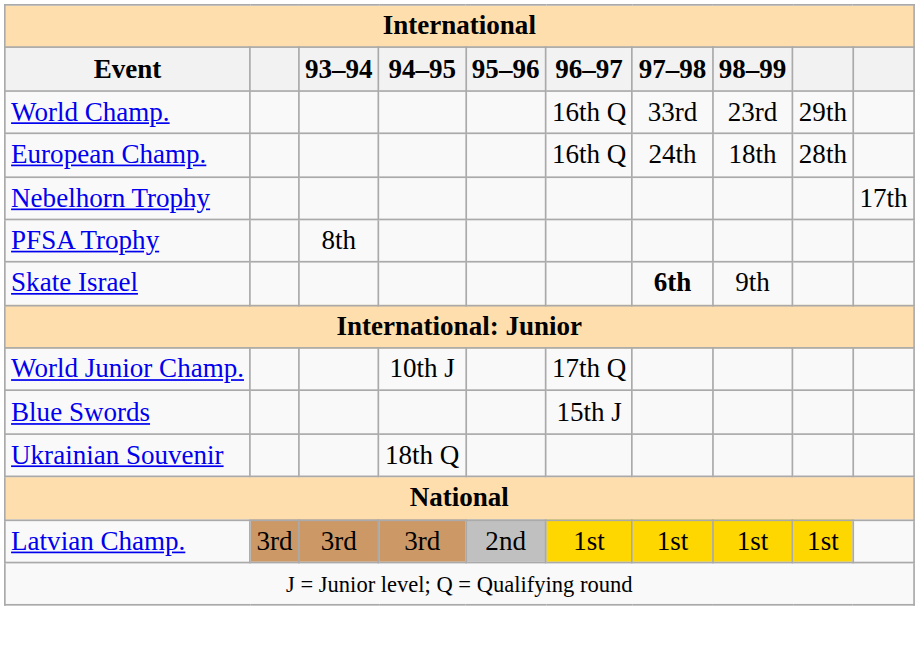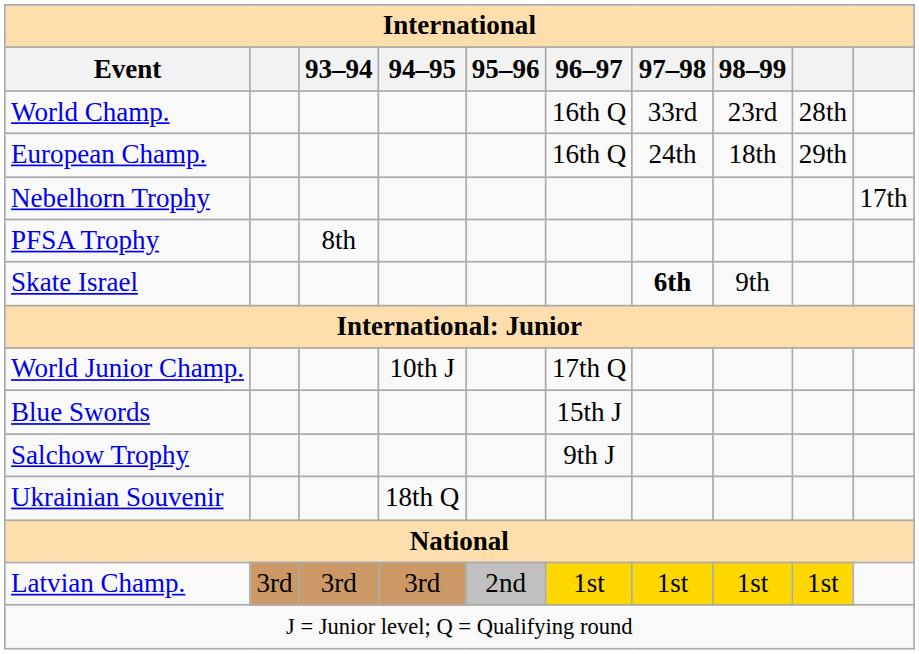(823, 111) 29th -> (823, 111) 28th
(823, 154) 28th -> (823, 154) 29th
+ row: (100, 454)
